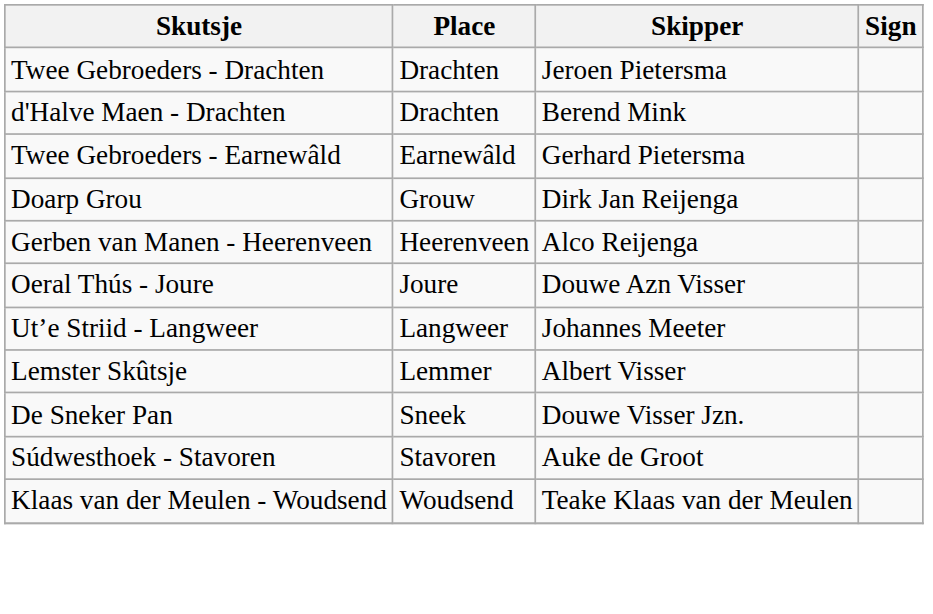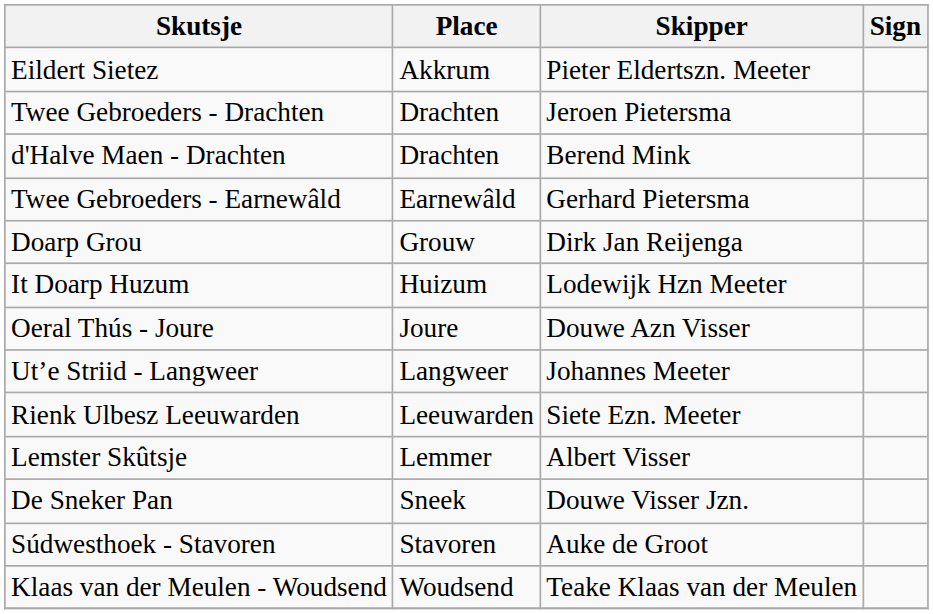+ row: (85, 69)
- row: (192, 241)
+ row: (100, 284)
+ row: (155, 414)
